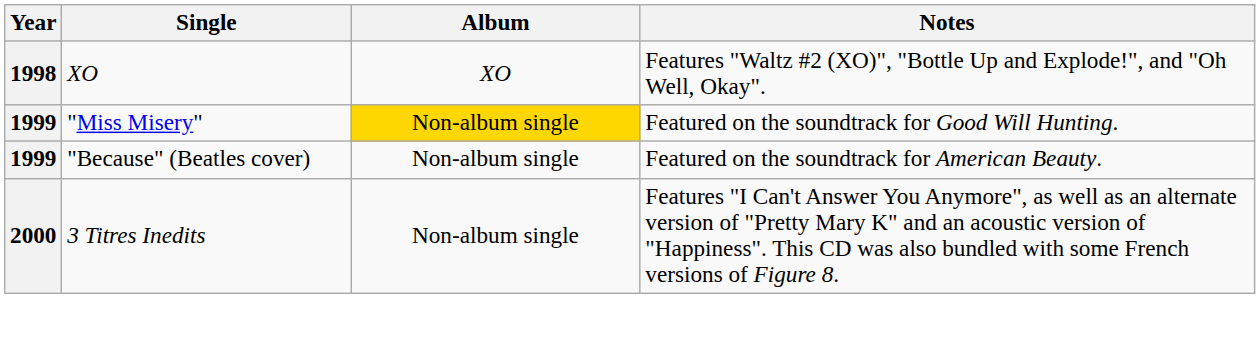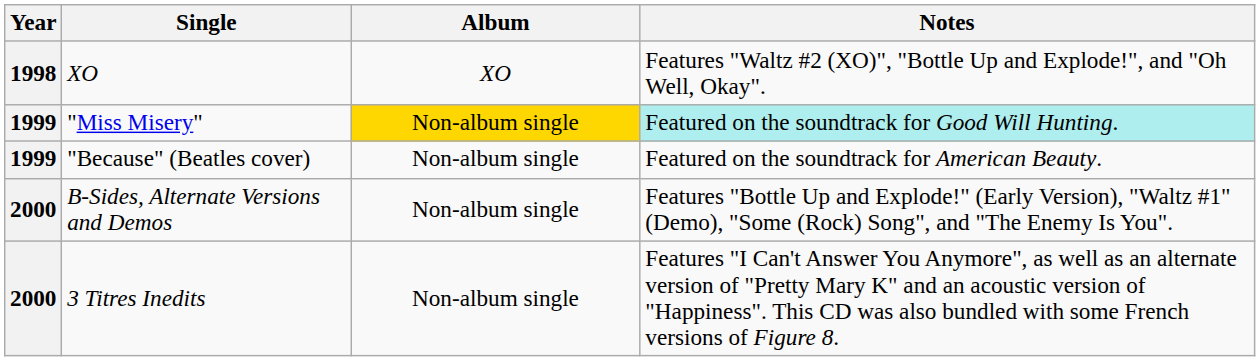(882, 122) no background -> (882, 122) paleturquoise background
+ row: (194, 209)
